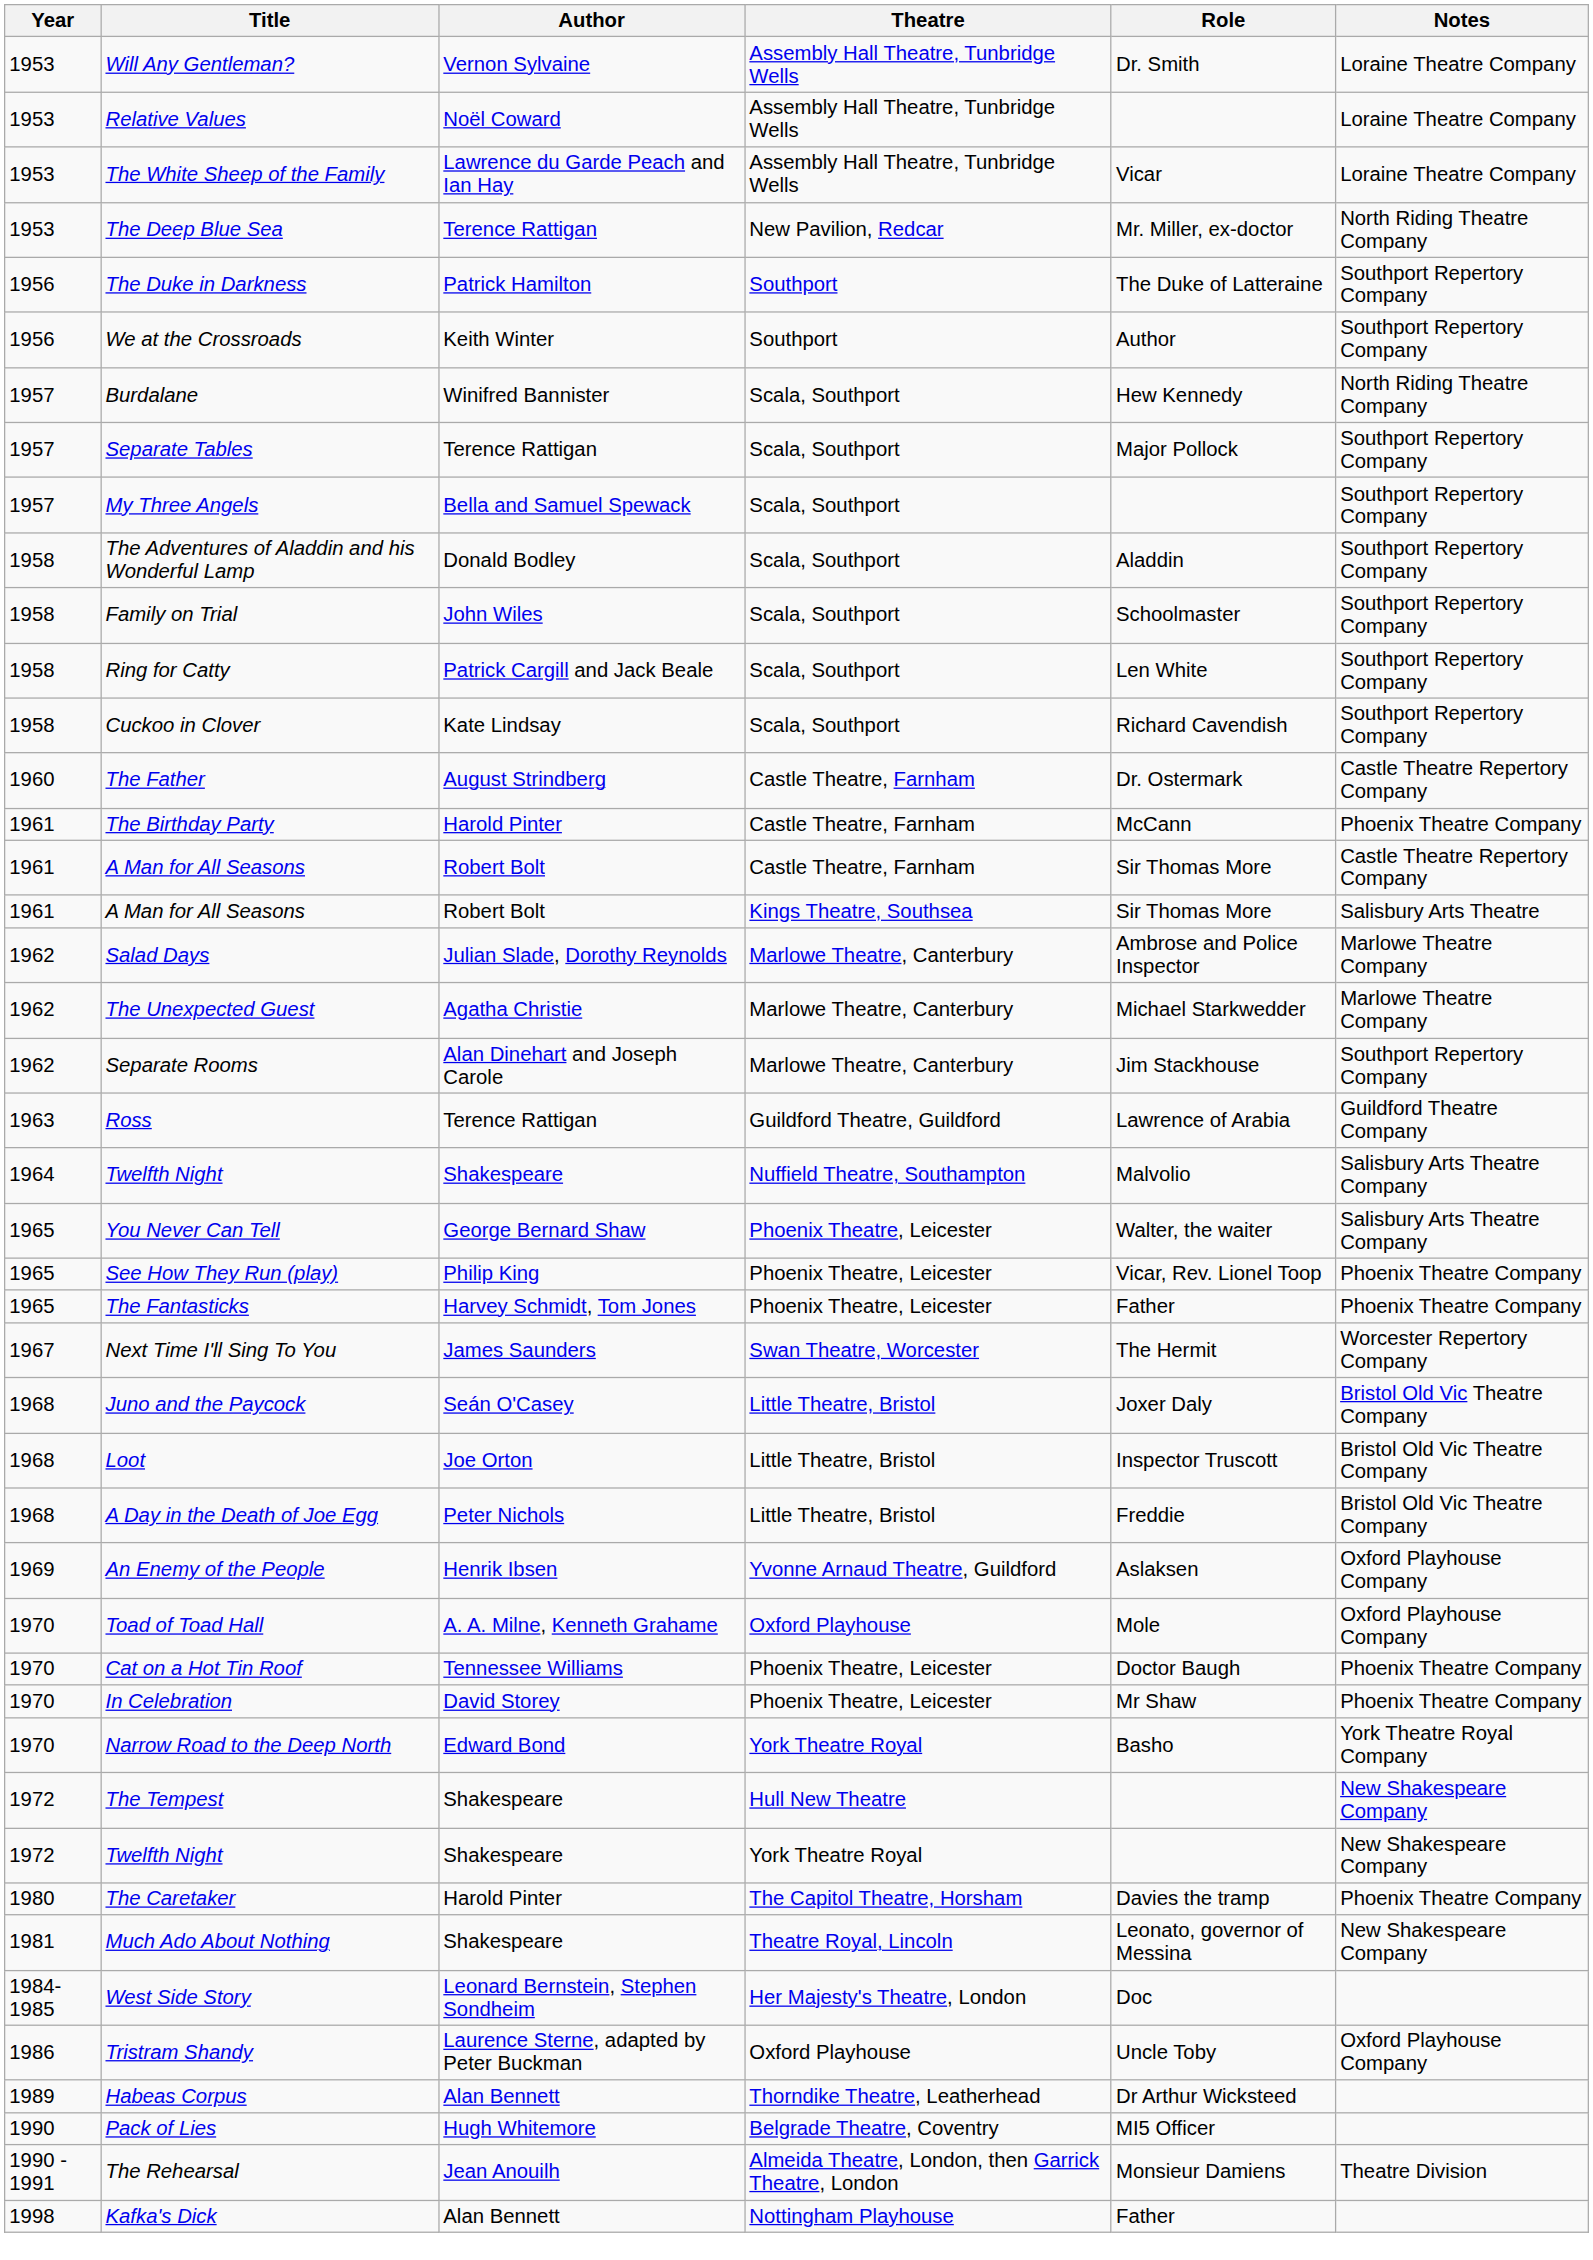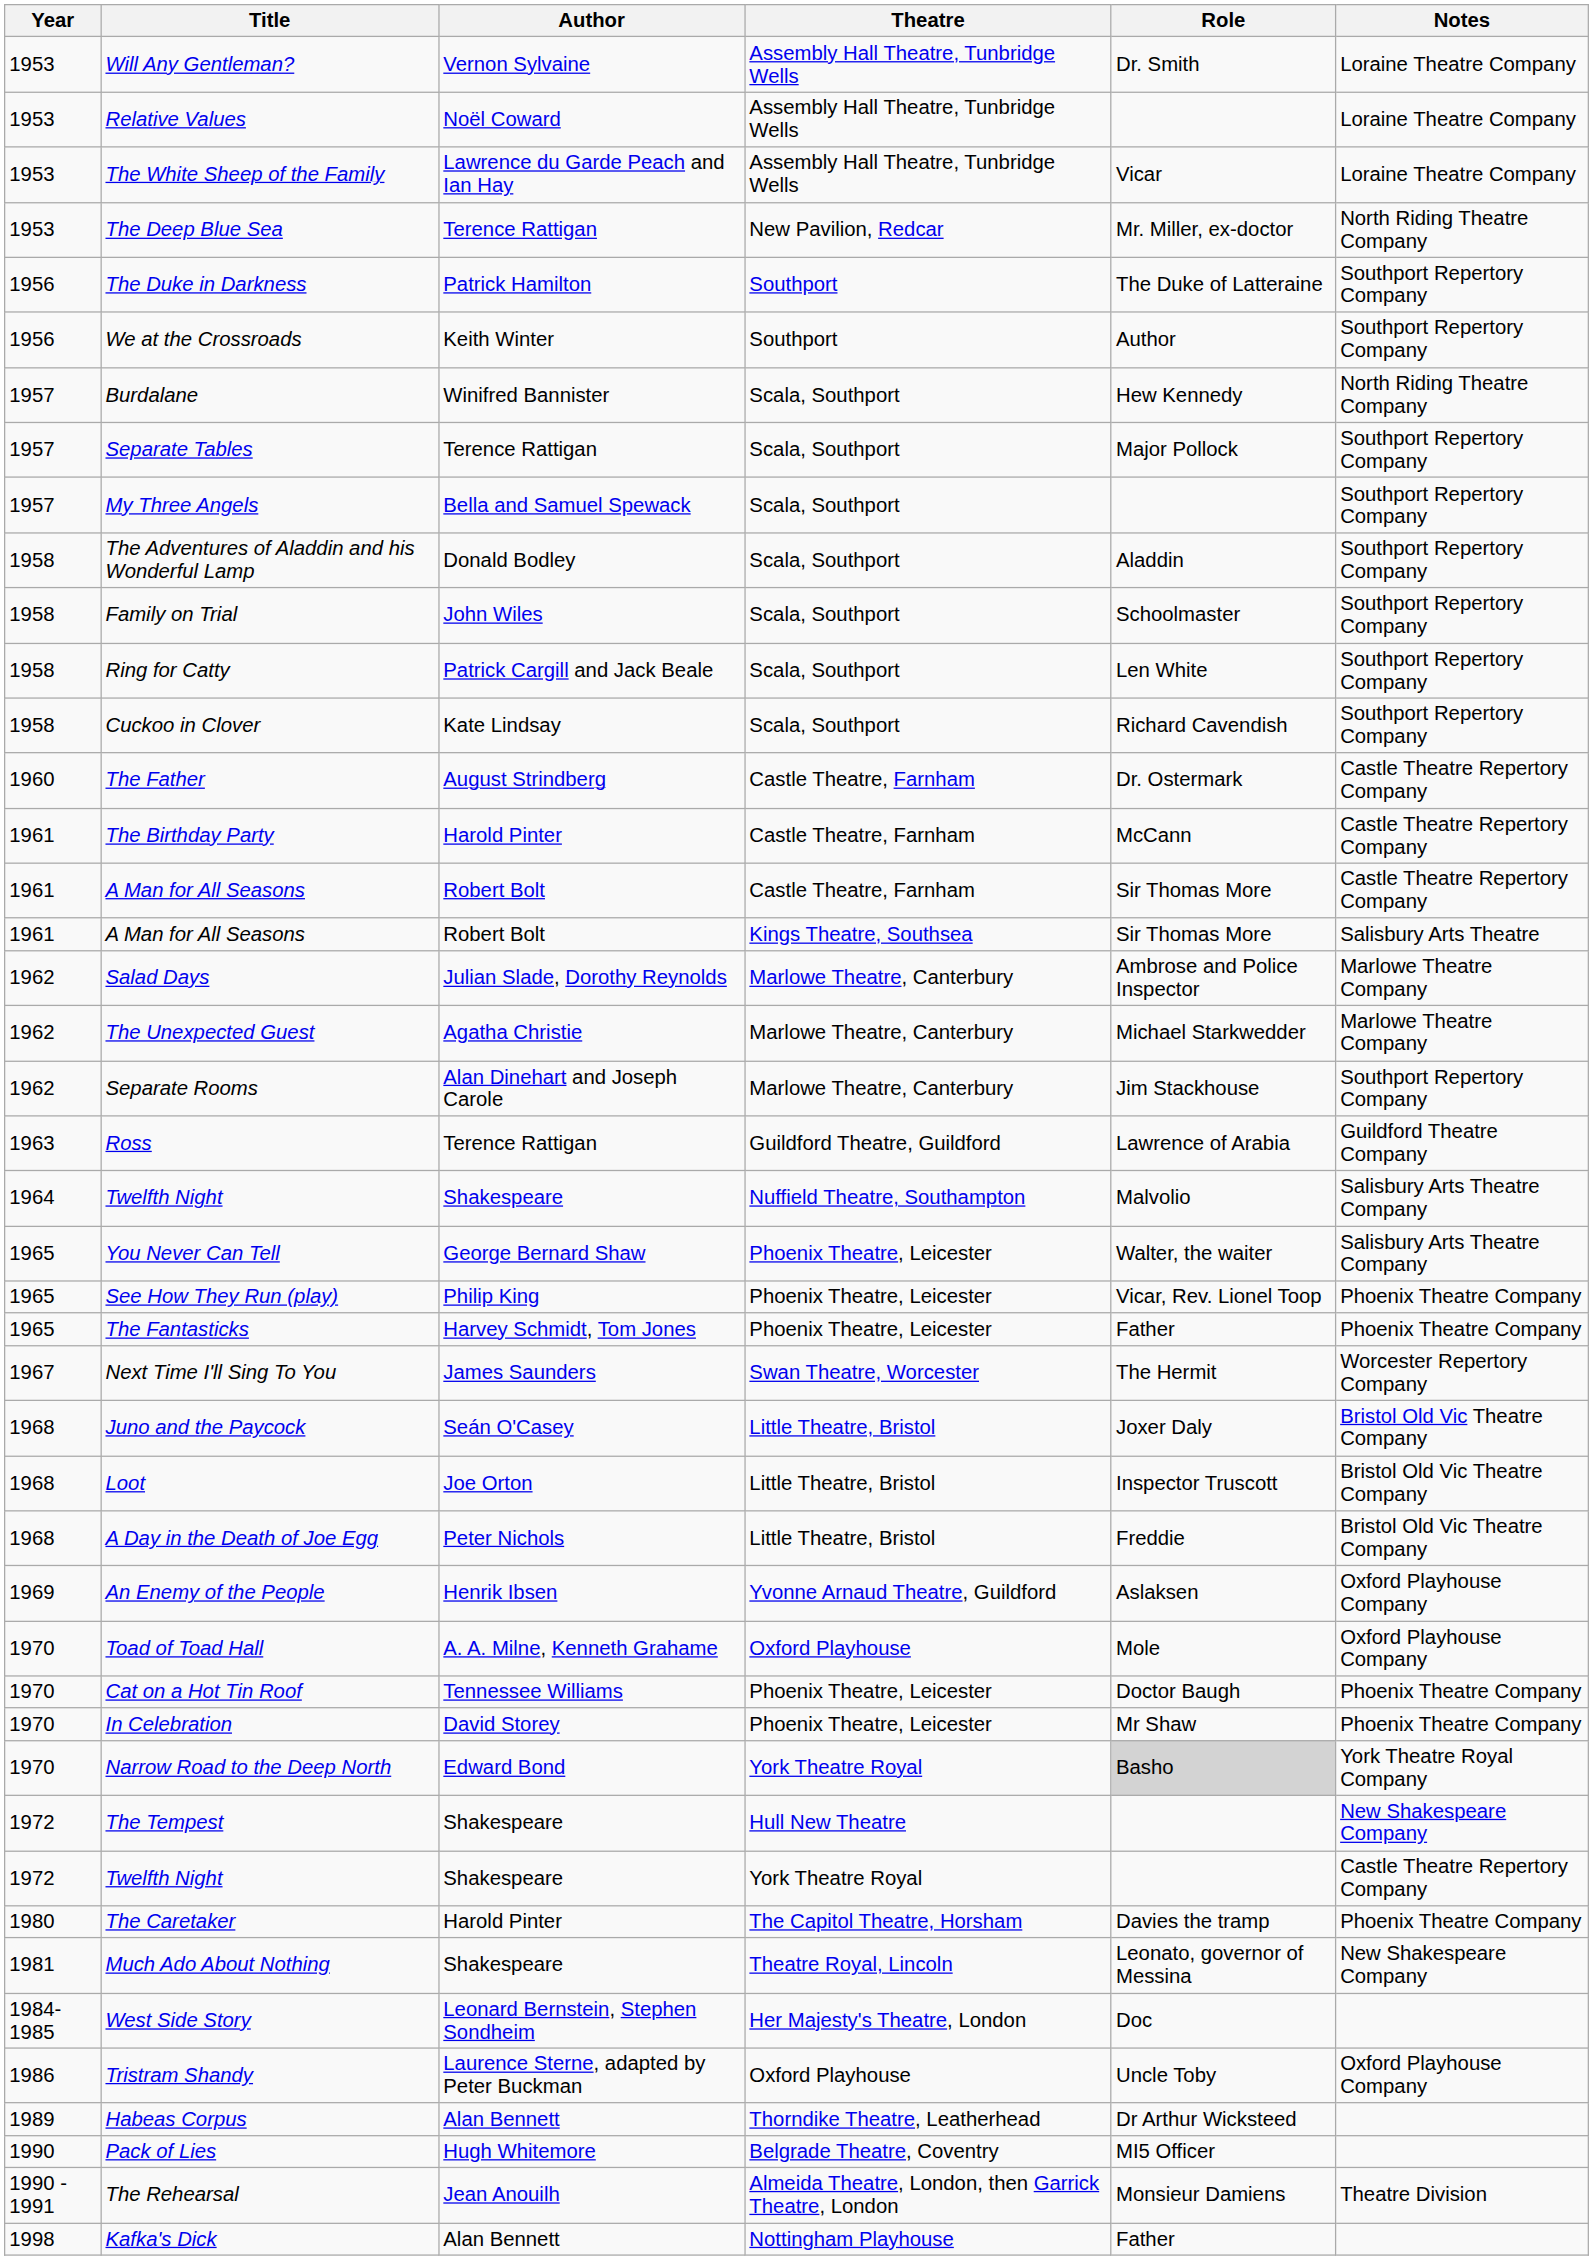(1461, 824) Phoenix Theatre Company -> (1454, 835) Castle Theatre Repertory Company
(1145, 1744) no background -> (1145, 1767) lightgrey background
(1423, 1855) New Shakespeare Company -> (1454, 1877) Castle Theatre Repertory Company
